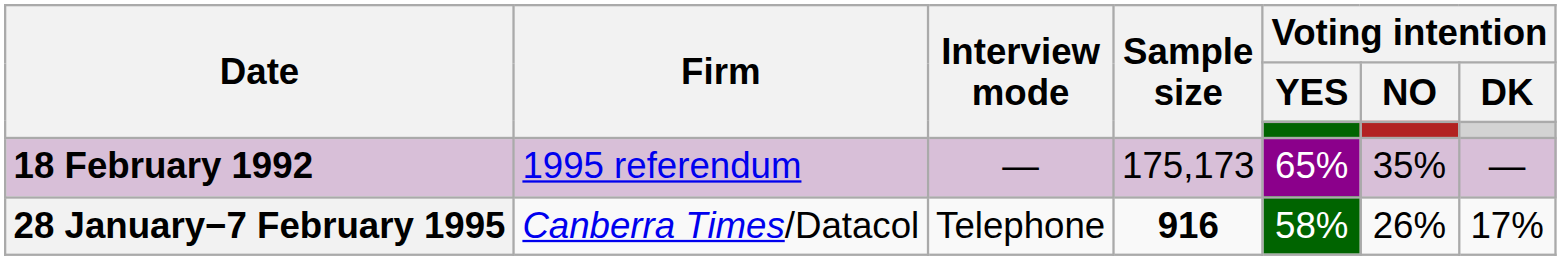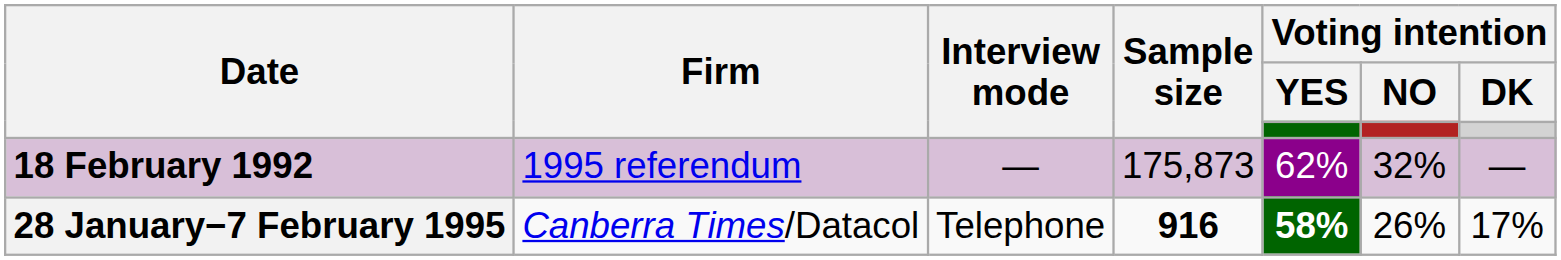(1188, 166) 175,173 -> (1188, 166) 175,873
(1312, 166) 65% -> (1312, 166) 62%
(1409, 166) 35% -> (1409, 166) 32%
(1312, 224) normal -> (1312, 224) bold
